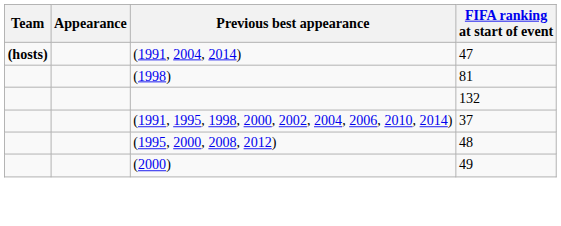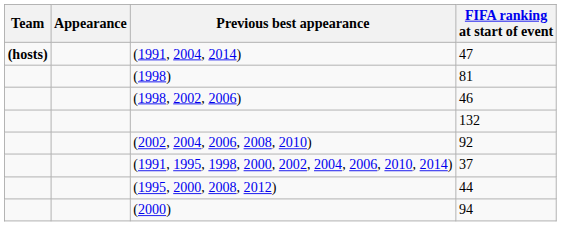+ row: (187, 98)
+ row: (222, 143)
(466, 143) 48 -> (466, 187) 44
(466, 165) 49 -> (466, 210) 94
